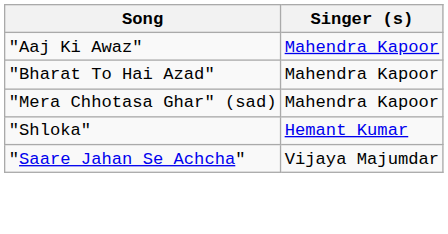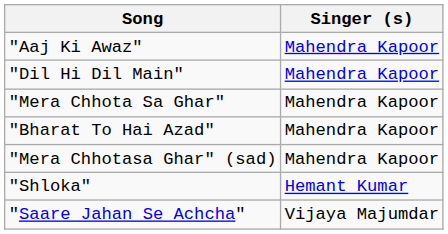+ row: (96, 75)
+ row: (117, 103)
